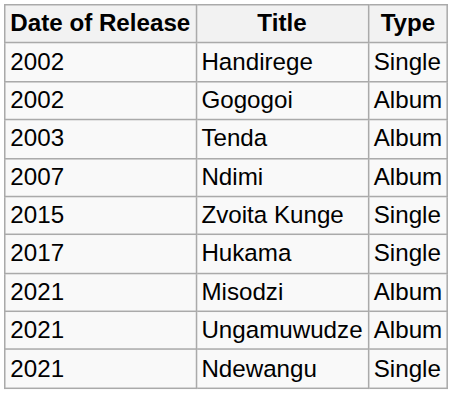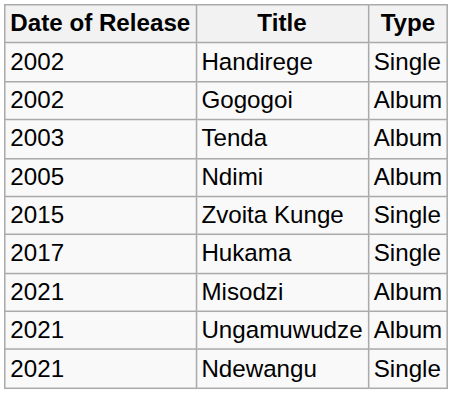(37, 176) 2007 -> (37, 176) 2005
